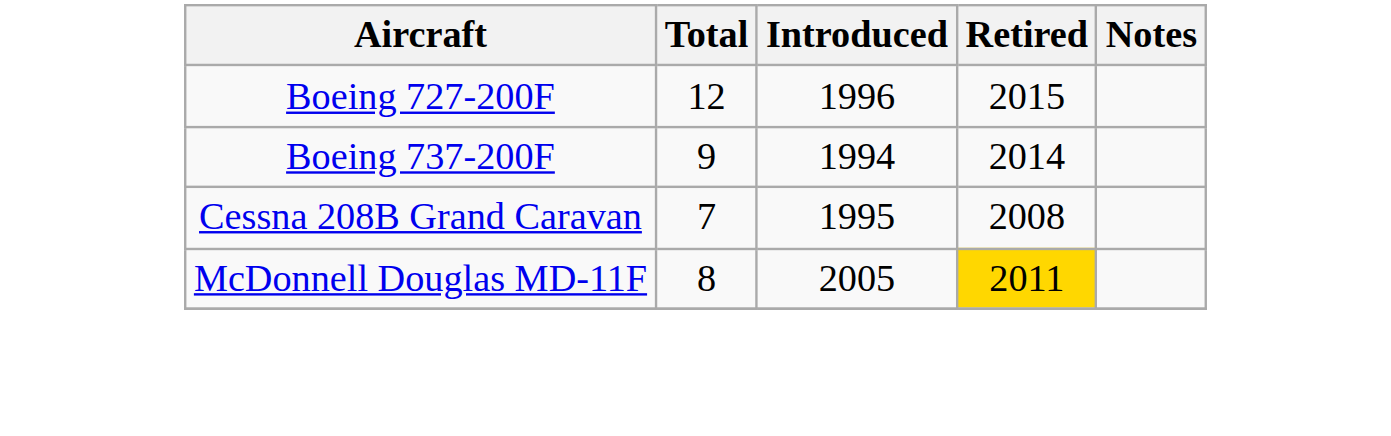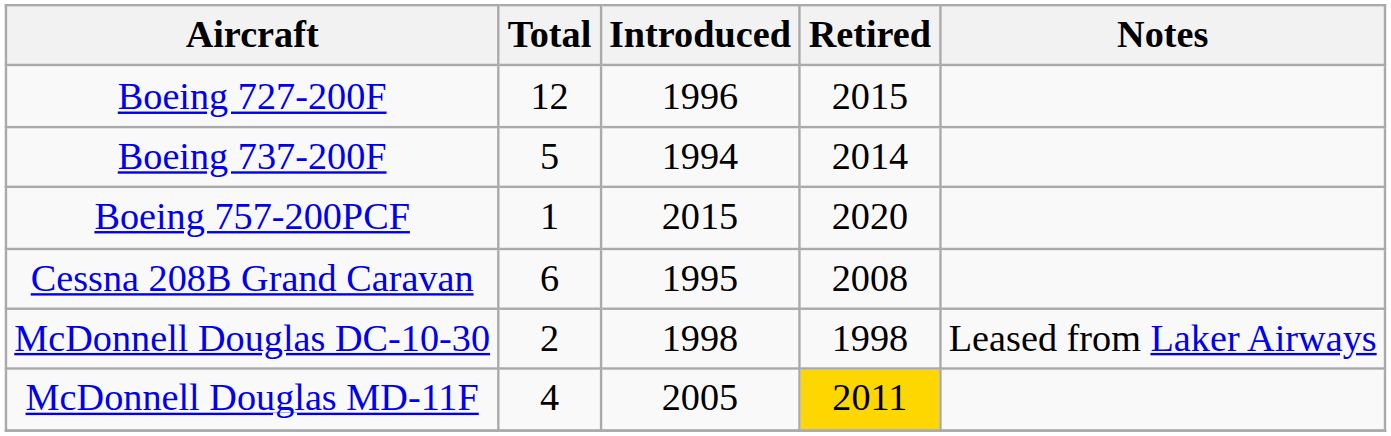(706, 156) 9 -> (550, 156) 5
+ row: (252, 216)
(706, 216) 7 -> (550, 277) 6
+ row: (252, 338)
(706, 277) 8 -> (550, 398) 4
